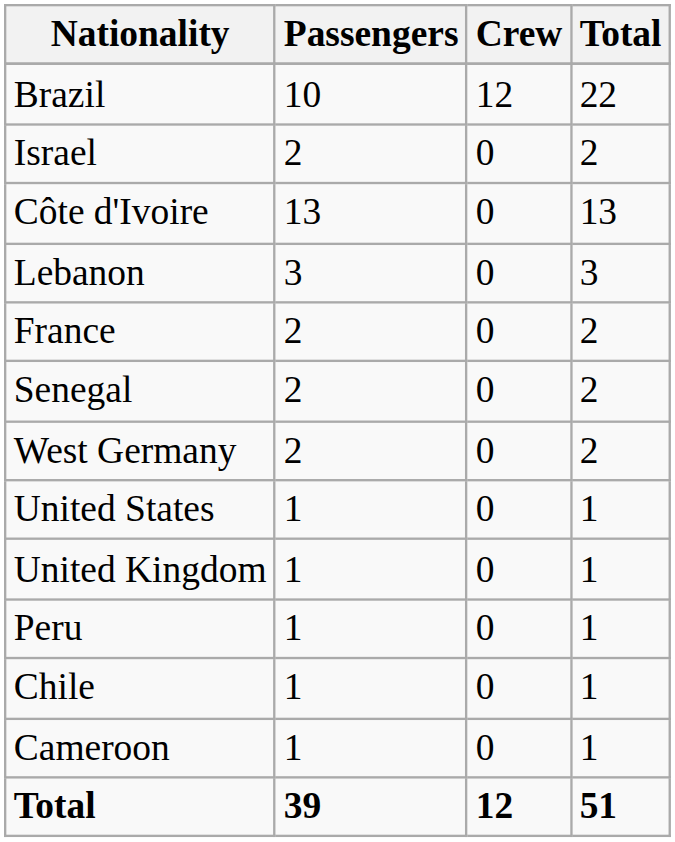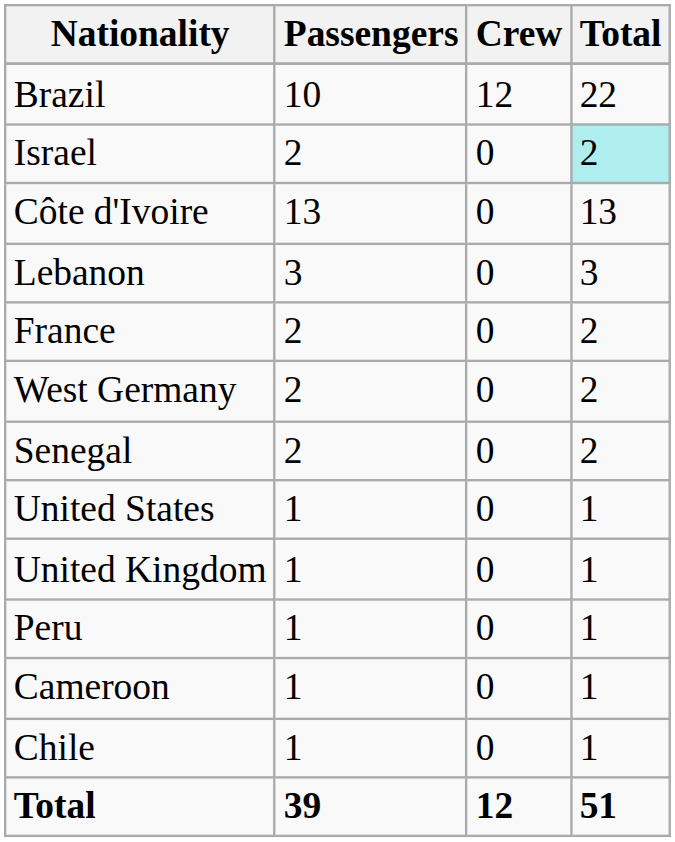(589, 152) no background -> (589, 152) paleturquoise background
rows swapped: (125, 449) <-> (73, 390)
rows swapped: (54, 687) <-> (92, 746)
